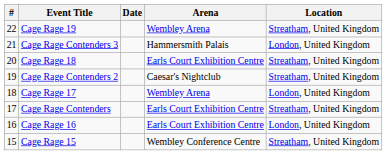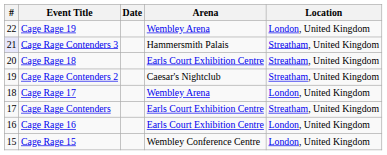(324, 29) Streatham, United Kingdom -> (319, 29) London, United Kingdom
(12, 45) no background -> (12, 45) lavender background
(319, 45) London, United Kingdom -> (324, 45) Streatham, United Kingdom
(324, 142) Streatham, United Kingdom -> (319, 142) London, United Kingdom
